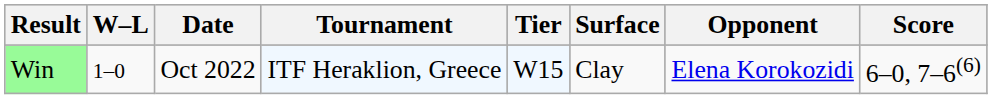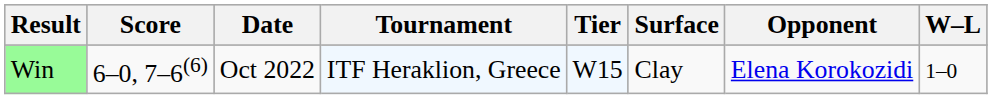columns swapped: (121, 24) <-> (923, 24)
